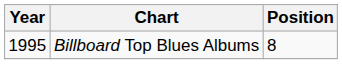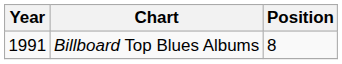(27, 44) 1995 -> (27, 44) 1991
